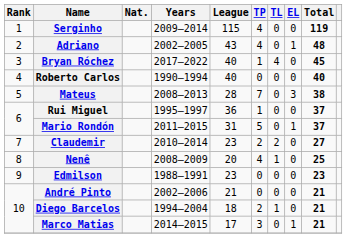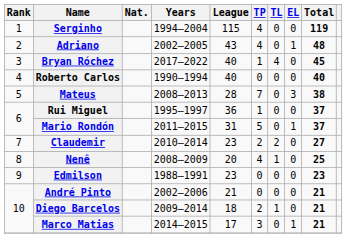(181, 29) 2009–2014 -> (181, 29) 1994–2004
(181, 208) 1994–2004 -> (181, 208) 2009–2014
